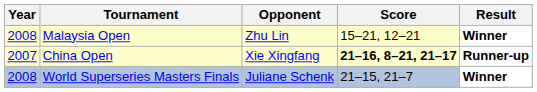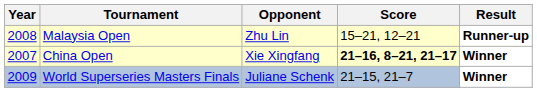(485, 36) Winner -> (496, 36) Runner-up
(496, 57) Runner-up -> (485, 57) Winner
(22, 77) 2008 -> (22, 77) 2009
